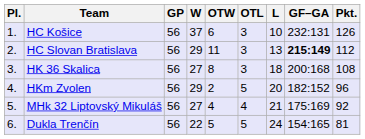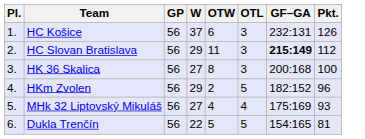- column: (276, 13)
(346, 69) 108 -> (327, 69) 100
(342, 106) 92 -> (324, 106) 93
